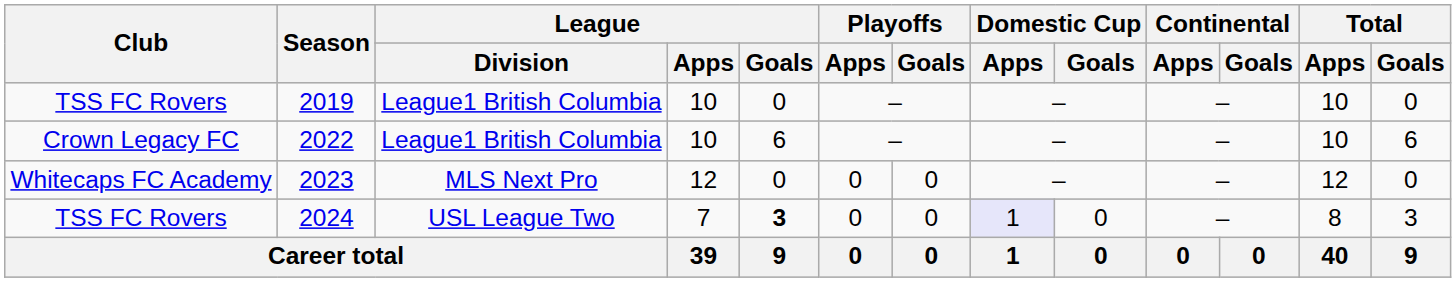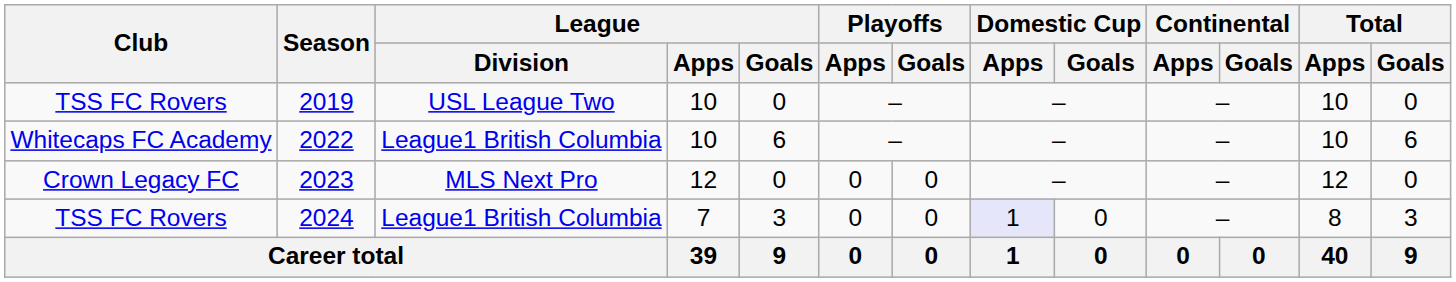(521, 101) League1 British Columbia -> (521, 101) USL League Two
(141, 140) Crown Legacy FC -> (141, 140) Whitecaps FC Academy
(141, 179) Whitecaps FC Academy -> (141, 179) Crown Legacy FC
(521, 218) USL League Two -> (521, 218) League1 British Columbia
(779, 218) bold -> (779, 218) normal
